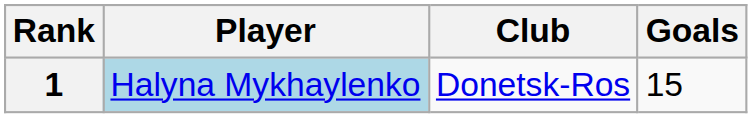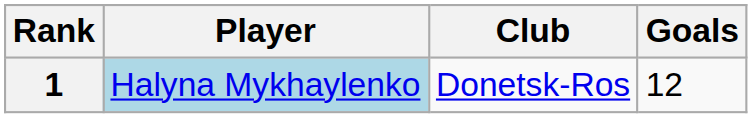(664, 84) 15 -> (664, 84) 12
